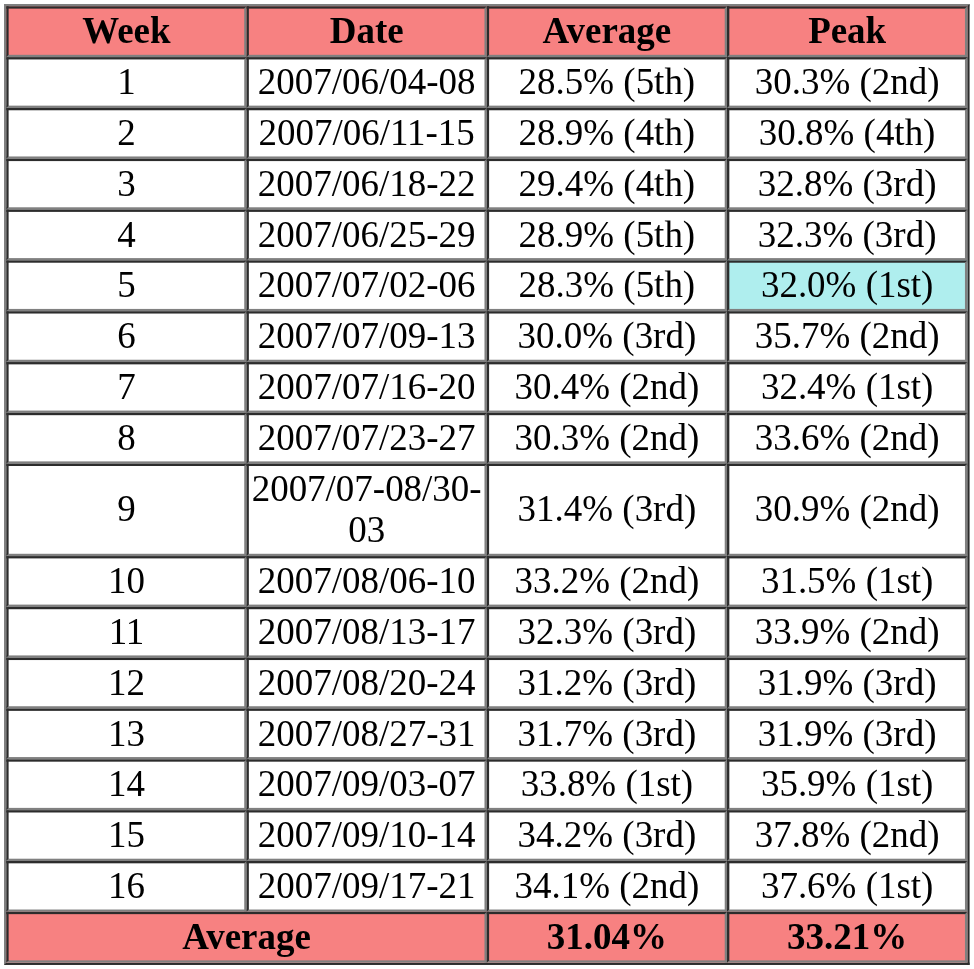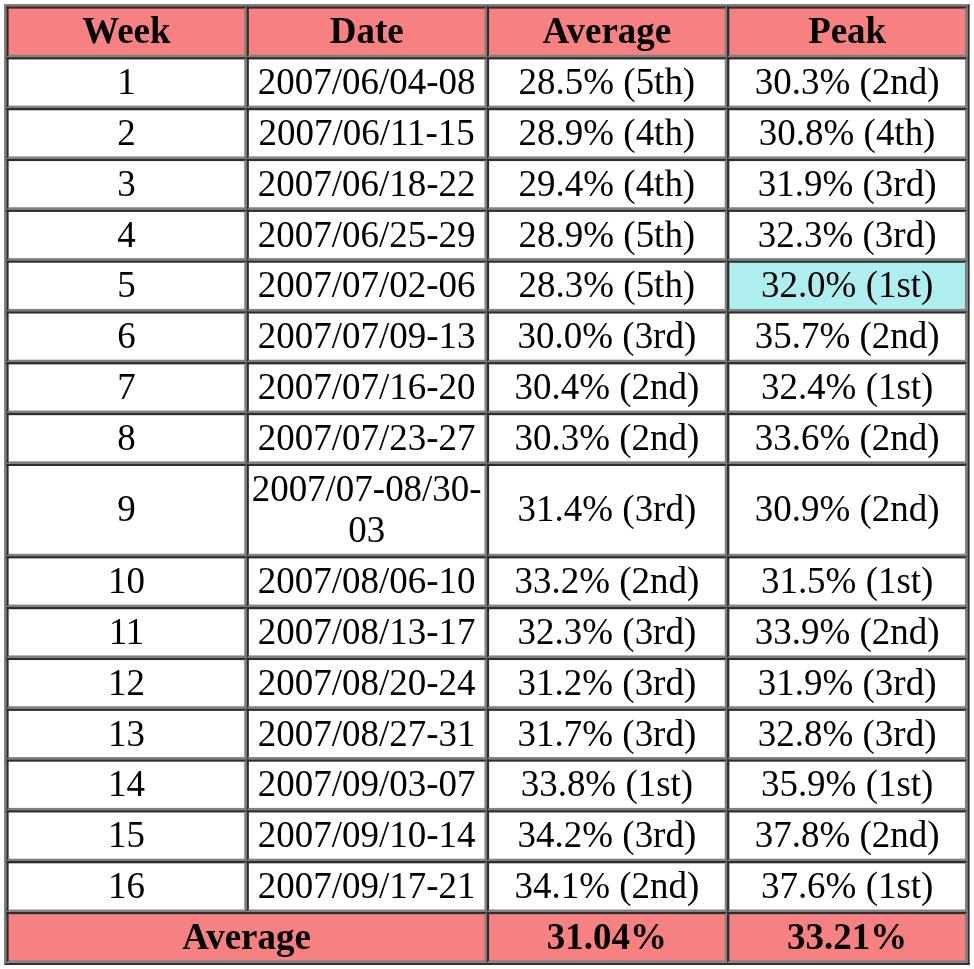(847, 183) 32.8% (3rd) -> (847, 183) 31.9% (3rd)
(847, 733) 31.9% (3rd) -> (847, 733) 32.8% (3rd)
